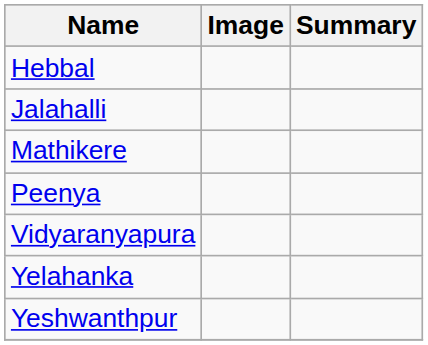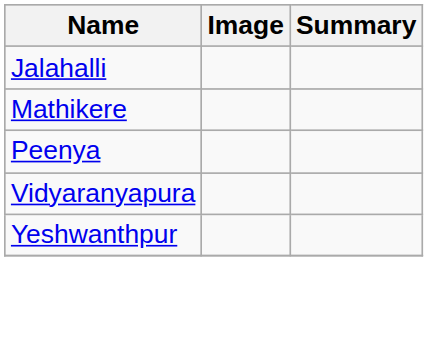- row: (53, 67)
- row: (72, 276)
